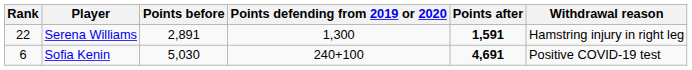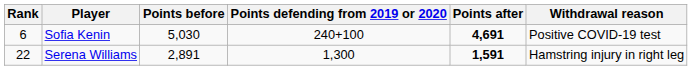rows swapped: (77, 55) <-> (91, 34)
